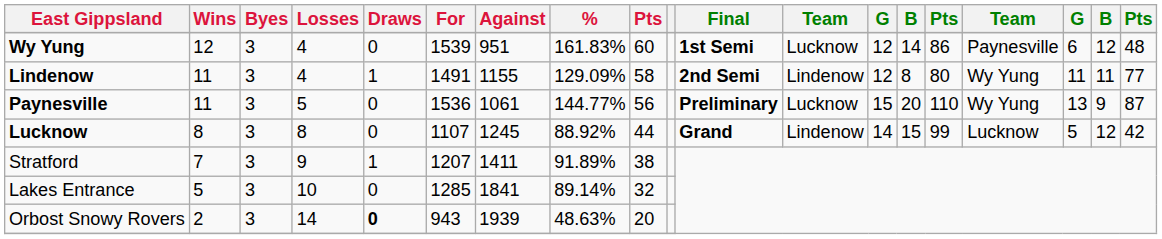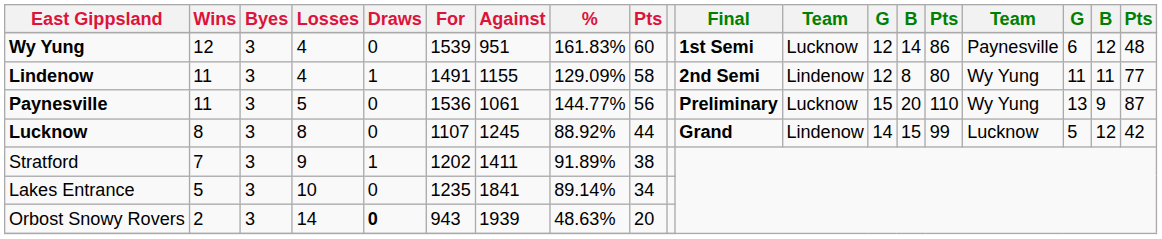(451, 161) 1207 -> (451, 161) 1202
(451, 190) 1285 -> (451, 190) 1235
(644, 190) 32 -> (644, 190) 34
